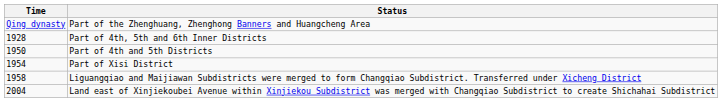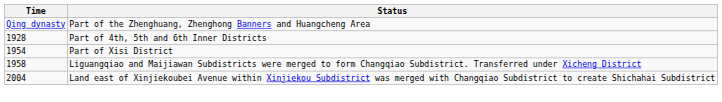- row: (141, 51)
